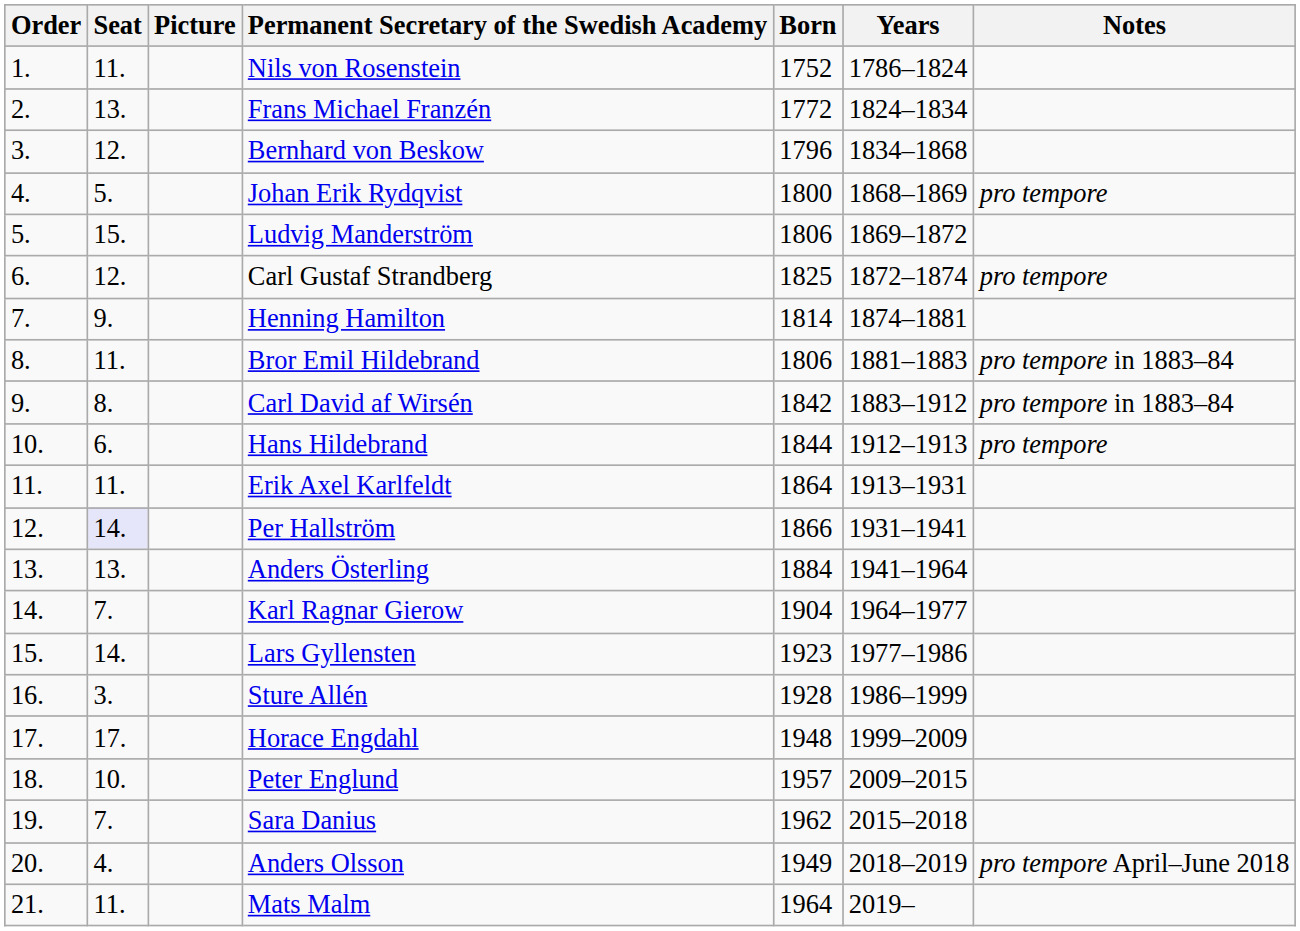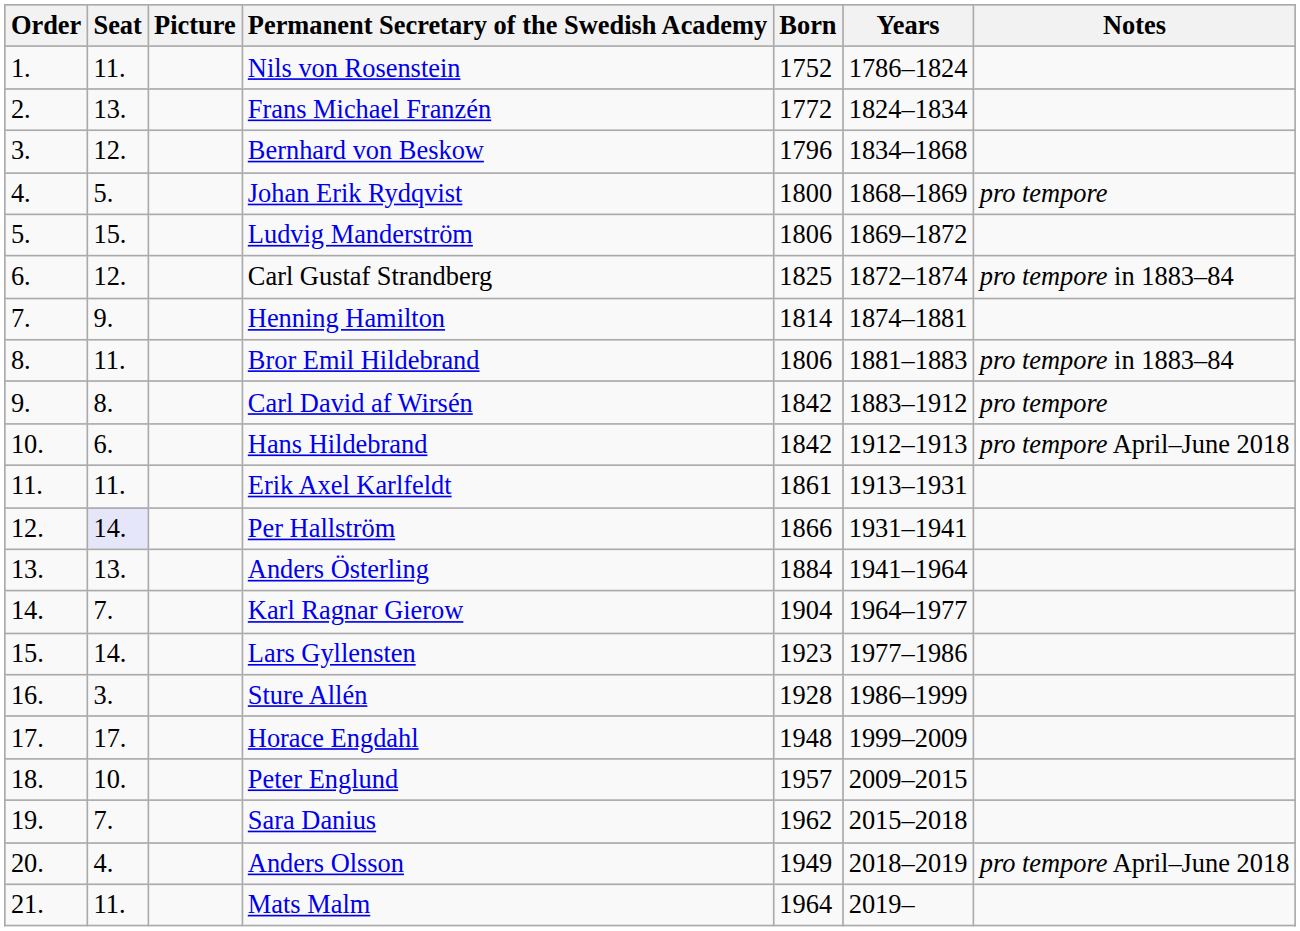(1044, 276) pro tempore -> (1107, 276) pro tempore in 1883–84
(1107, 402) pro tempore in 1883–84 -> (1044, 402) pro tempore
(806, 444) 1844 -> (806, 444) 1842
(1044, 444) pro tempore -> (1135, 444) pro tempore April–June 2018
(806, 485) 1864 -> (806, 485) 1861
